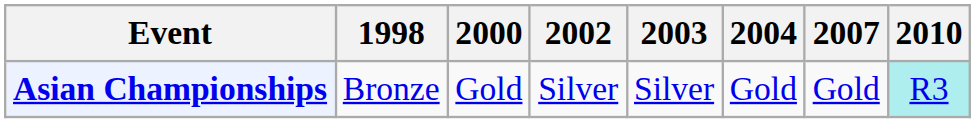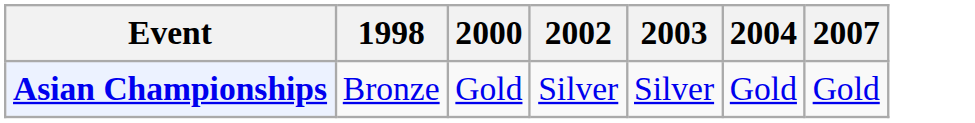- column: (929, 32)
